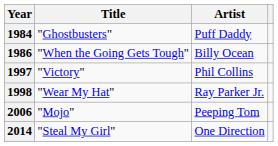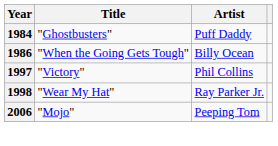- row: (20, 131)
